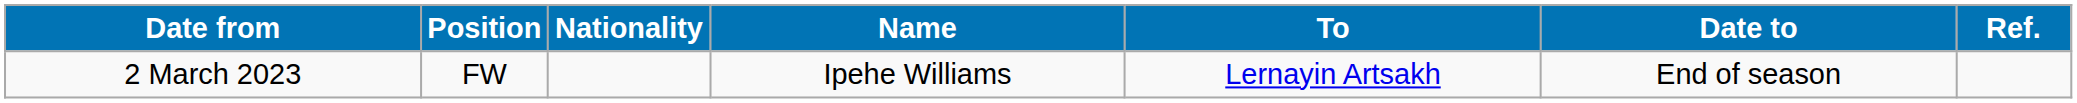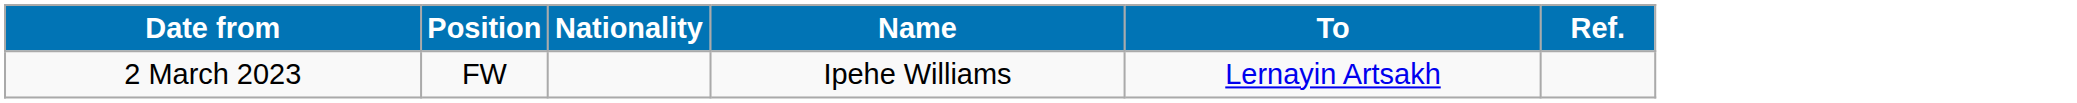- column: (1749, 28)
